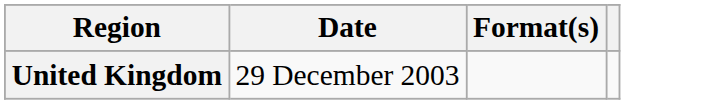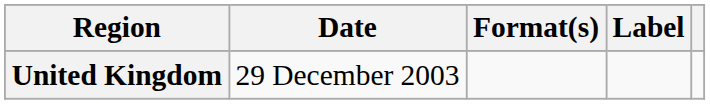+ column: (649, 27)
